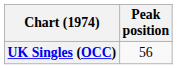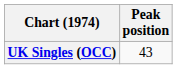(146, 52) 56 -> (146, 52) 43
